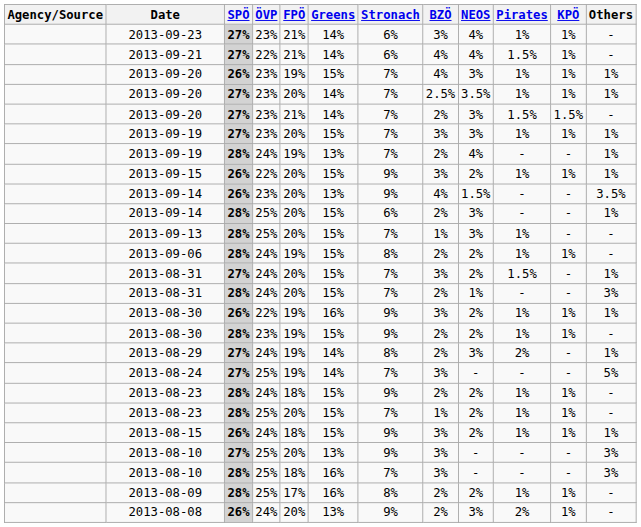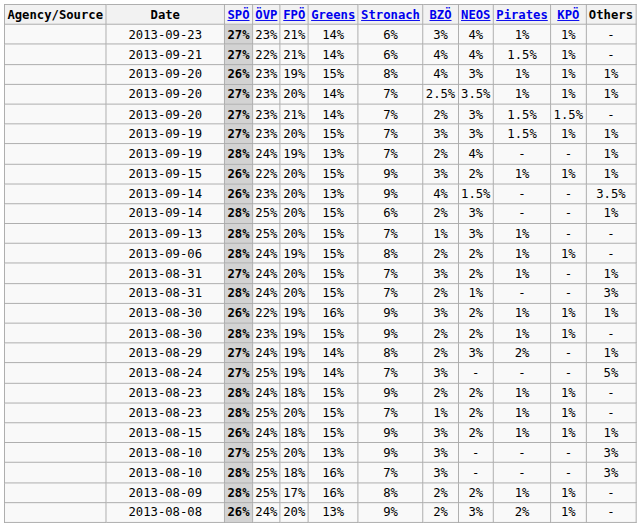(391, 74) 7% -> (391, 74) 8%
(522, 134) 1% -> (522, 134) 1.5%
(522, 273) 1.5% -> (522, 273) 1%
